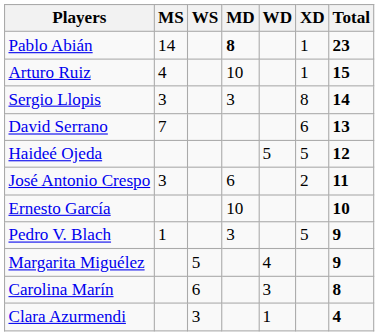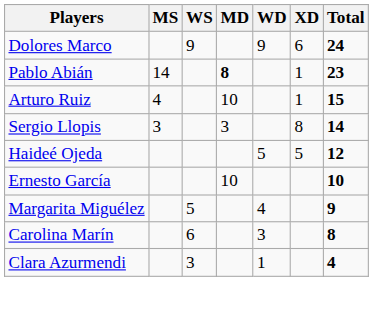+ row: (60, 45)
- row: (58, 126)
- row: (79, 180)
- row: (60, 235)
